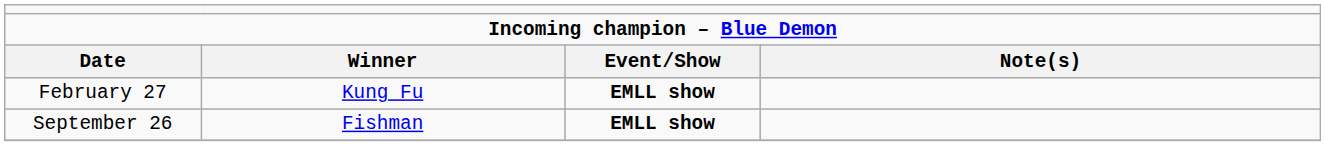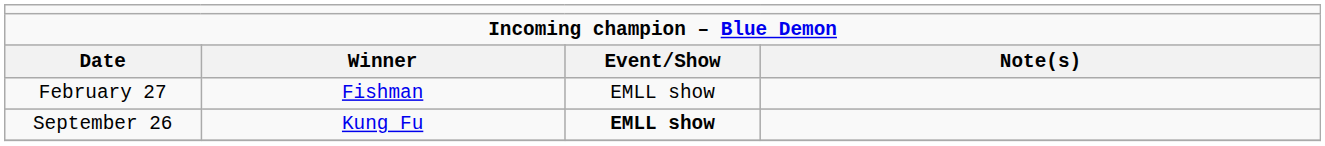(383, 93) Kung Fu -> (383, 93) Fishman
(663, 93) bold -> (663, 93) normal
(383, 124) Fishman -> (383, 124) Kung Fu
